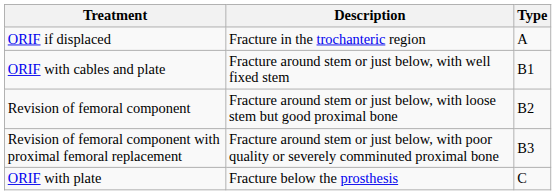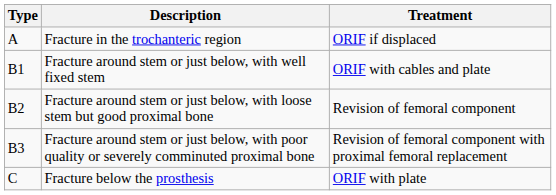columns swapped: (532, 15) <-> (115, 15)
